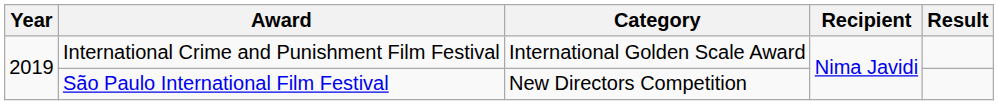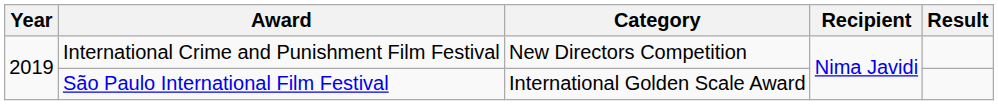(657, 52) International Golden Scale Award -> (628, 52) New Directors Competition
(628, 83) New Directors Competition -> (657, 83) International Golden Scale Award
